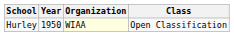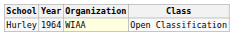(51, 25) 1950 -> (51, 25) 1964
